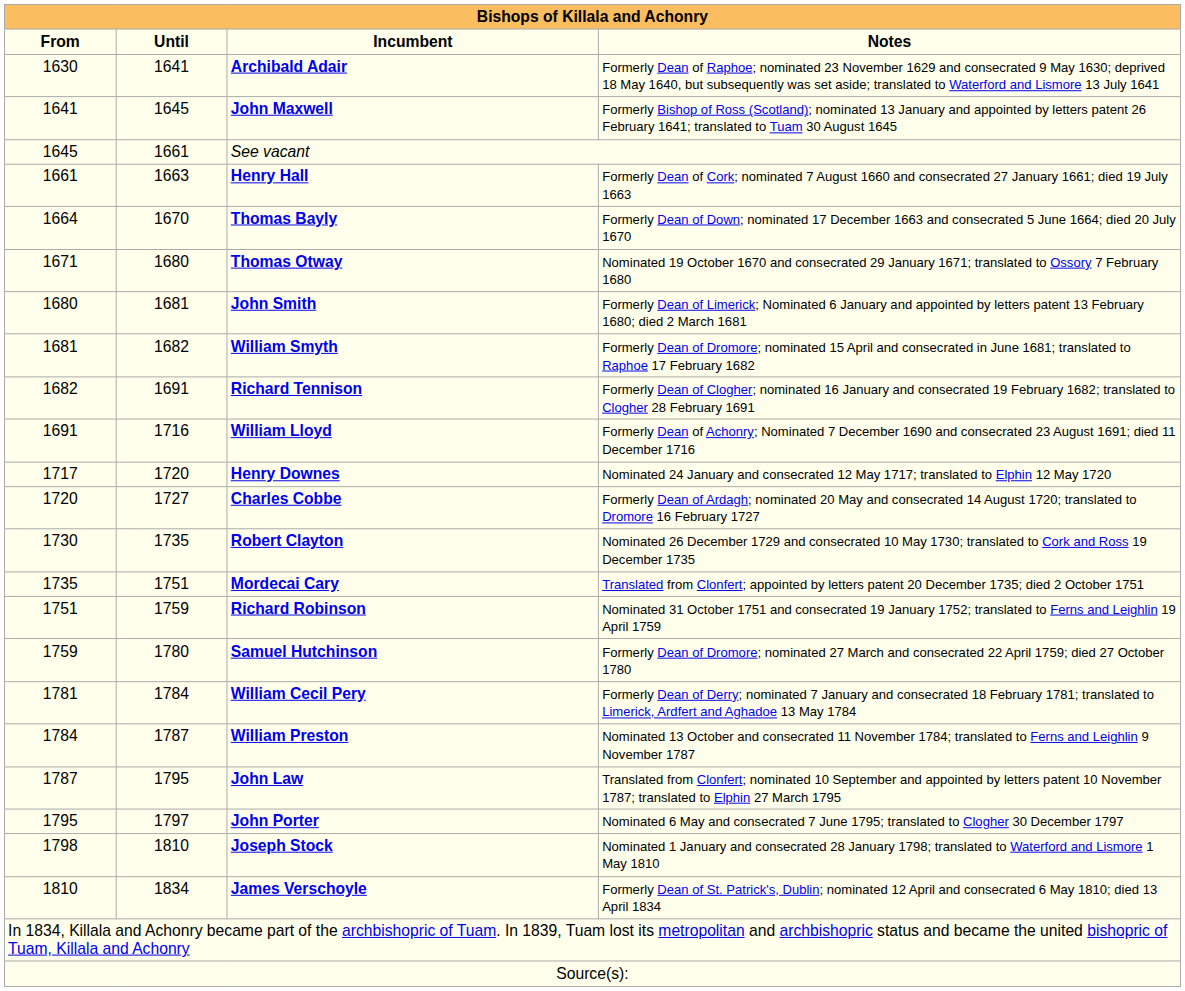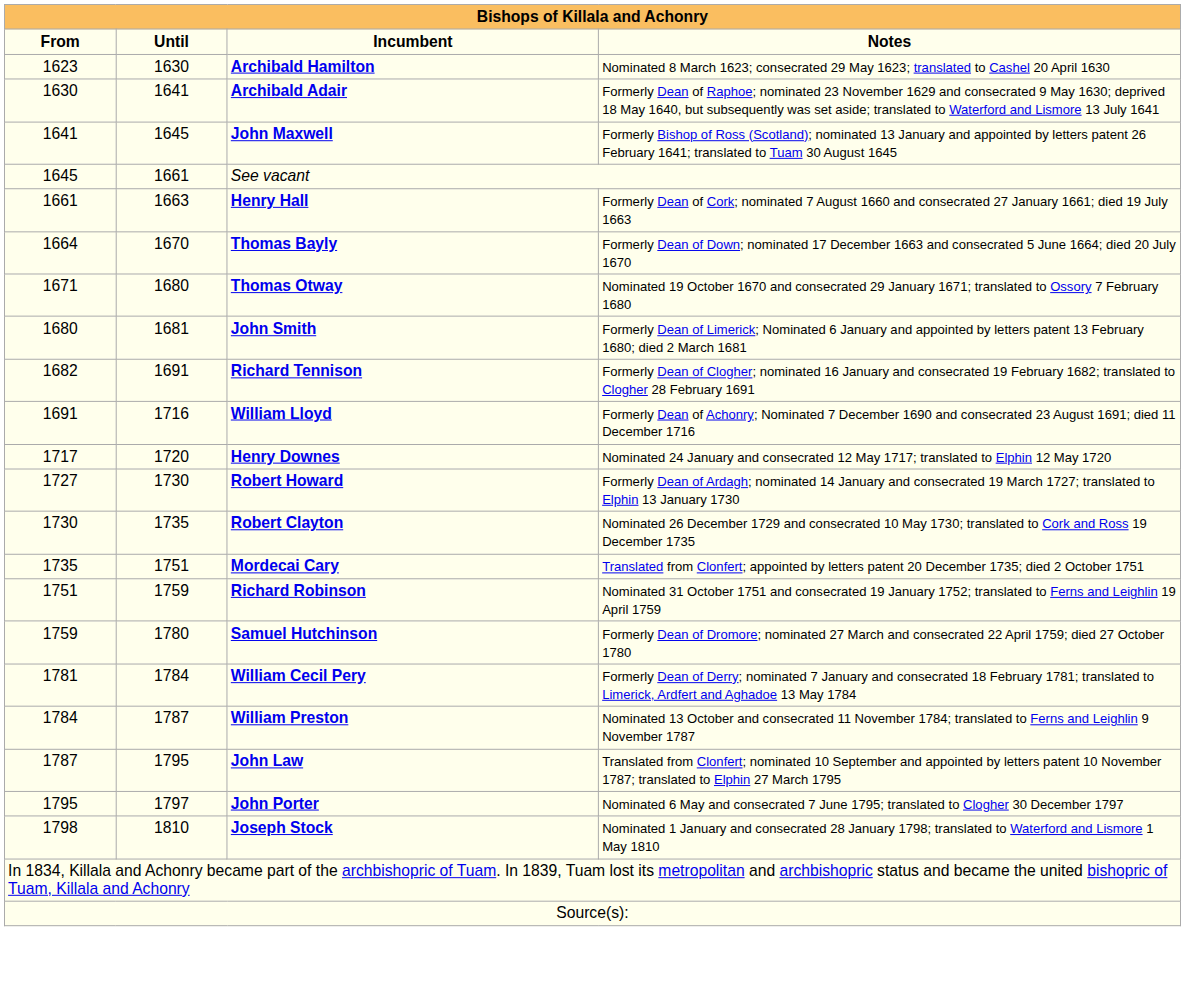+ row: (303, 66)
- row: (284, 346)
- row: (286, 498)
+ row: (287, 481)
- row: (299, 888)
